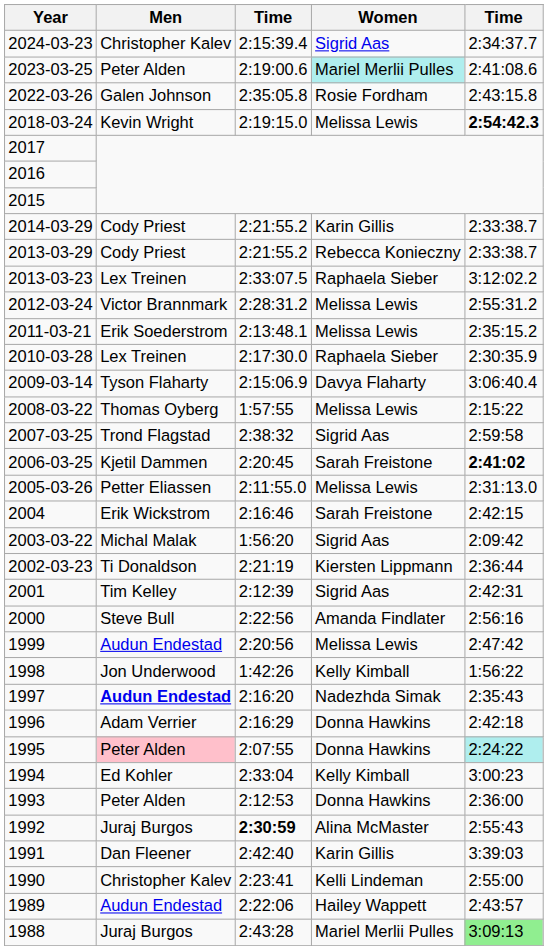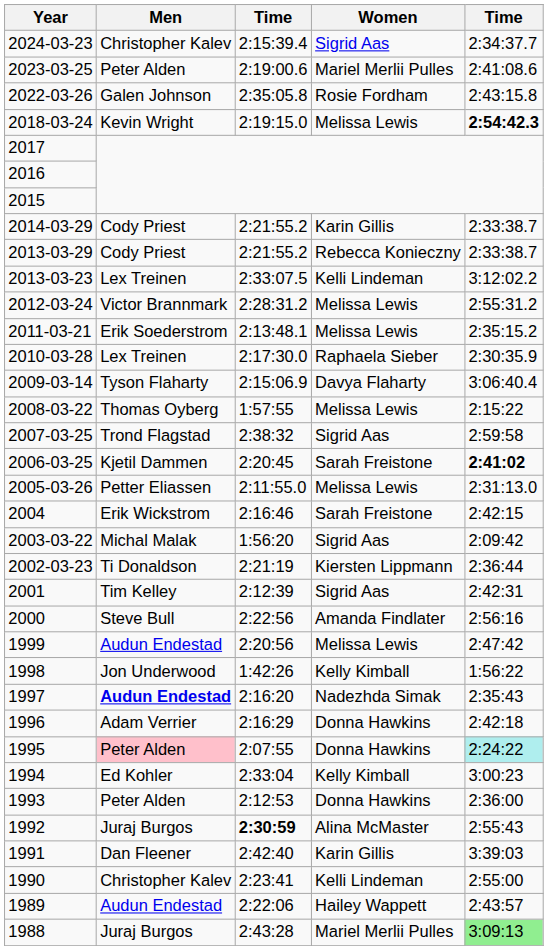(384, 69) paleturquoise background -> (384, 69) no background
(377, 278) Raphaela Sieber -> (369, 278) Kelli Lindeman
